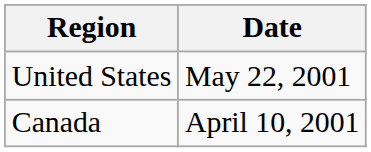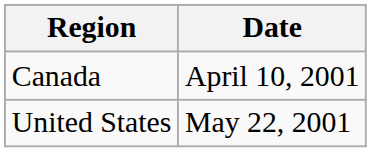rows swapped: (56, 122) <-> (92, 75)
